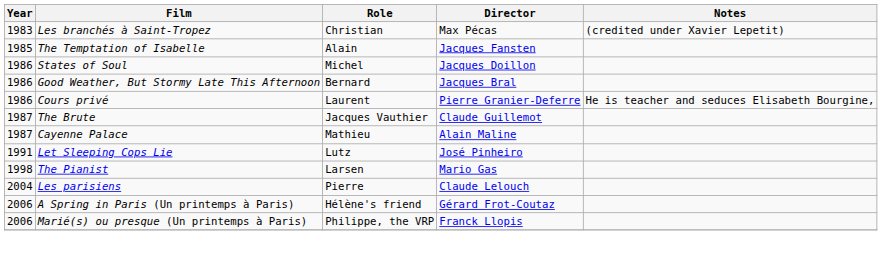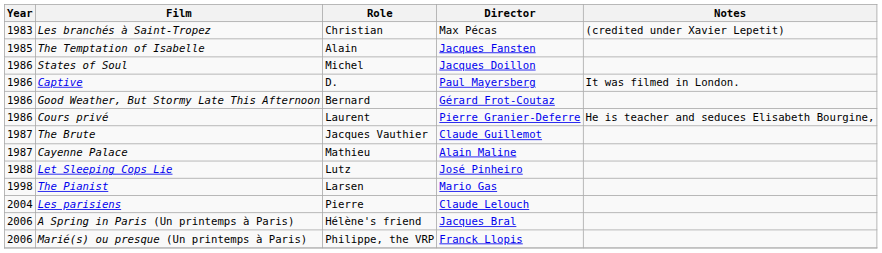+ row: (60, 83)
(478, 83) Jacques Bral -> (497, 100) Gérard Frot-Coutaz
(20, 152) 1991 -> (20, 169) 1988
(497, 204) Gérard Frot-Coutaz -> (478, 222) Jacques Bral
